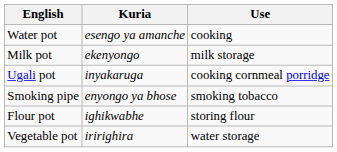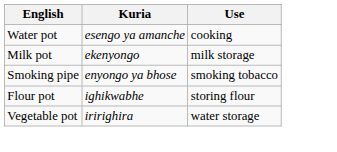- row: (31, 75)
